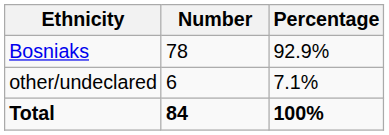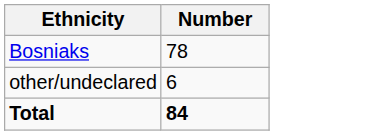- column: (326, 20)
